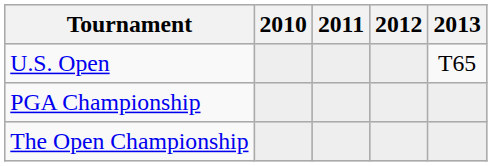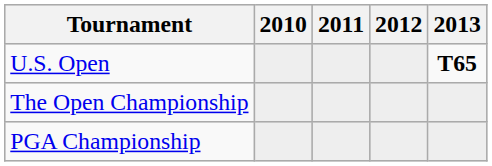(457, 63) normal -> (457, 63) bold
rows swapped: (129, 141) <-> (105, 102)
